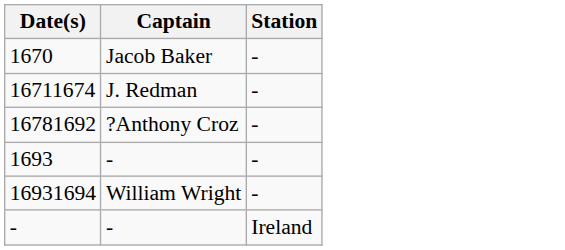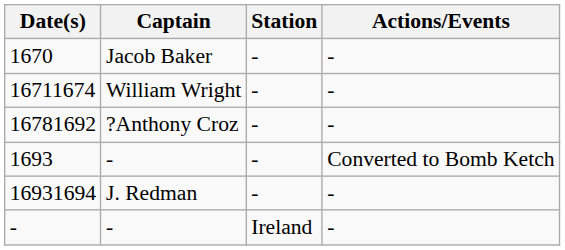+ column: (441, 21)
(152, 90) J. Redman -> (174, 90) William Wright
(174, 192) William Wright -> (152, 192) J. Redman
